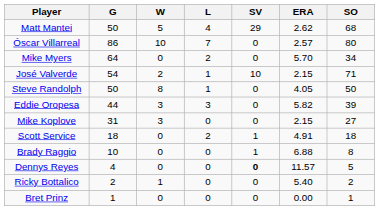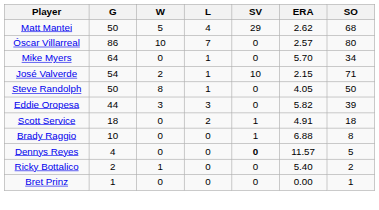(208, 58) 2 -> (208, 58) 1
- row: (47, 120)
